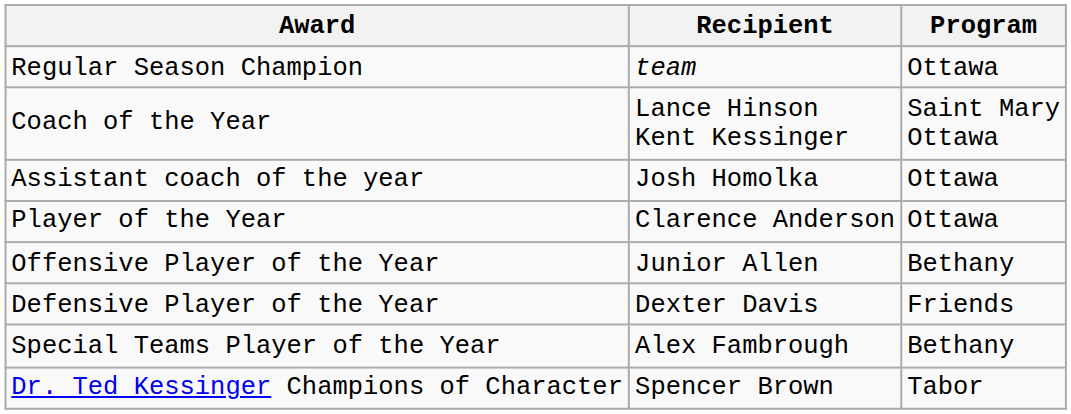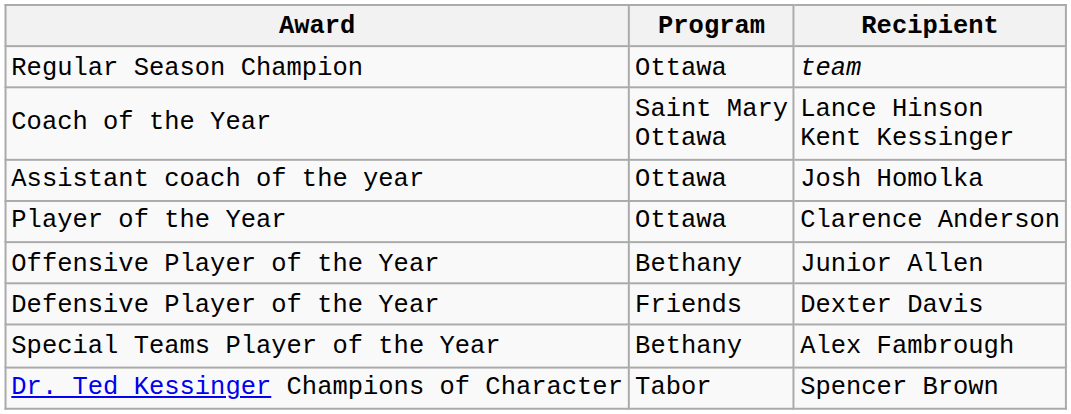columns swapped: (765, 26) <-> (984, 26)
